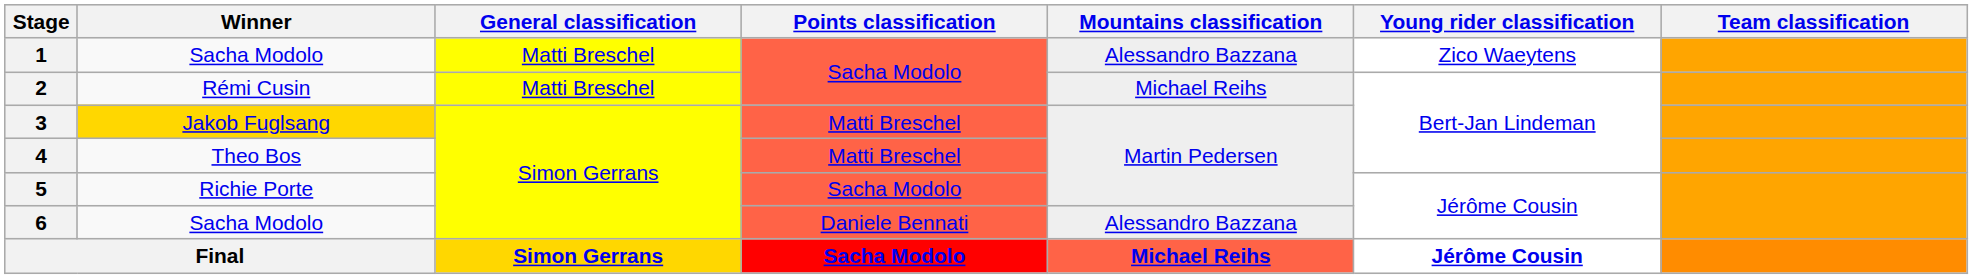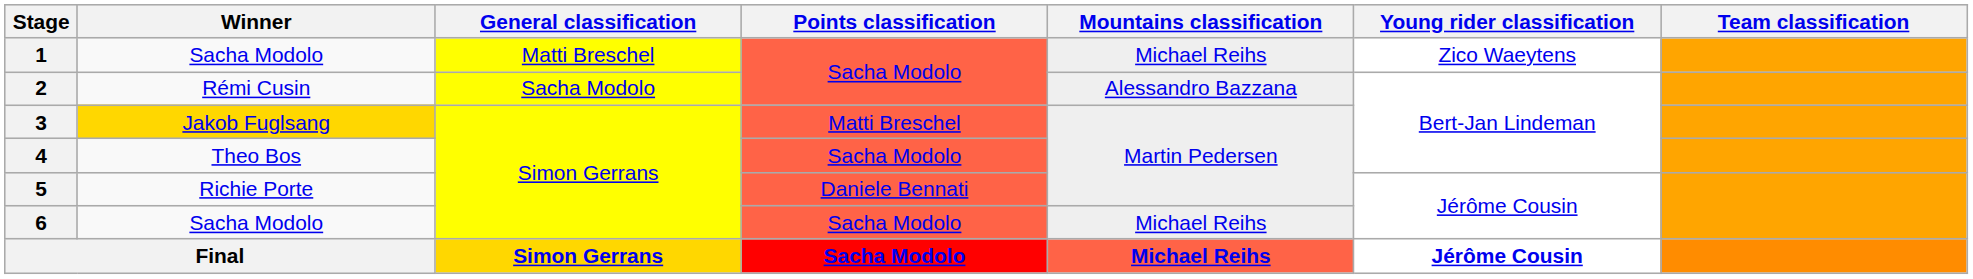(1201, 55) Alessandro Bazzana -> (1201, 55) Michael Reihs
(588, 89) Matti Breschel -> (588, 89) Sacha Modolo
(1201, 89) Michael Reihs -> (1201, 89) Alessandro Bazzana
(894, 156) Matti Breschel -> (895, 156) Sacha Modolo
(895, 189) Sacha Modolo -> (894, 189) Daniele Bennati
(894, 223) Daniele Bennati -> (895, 223) Sacha Modolo
(1201, 223) Alessandro Bazzana -> (1201, 223) Michael Reihs
